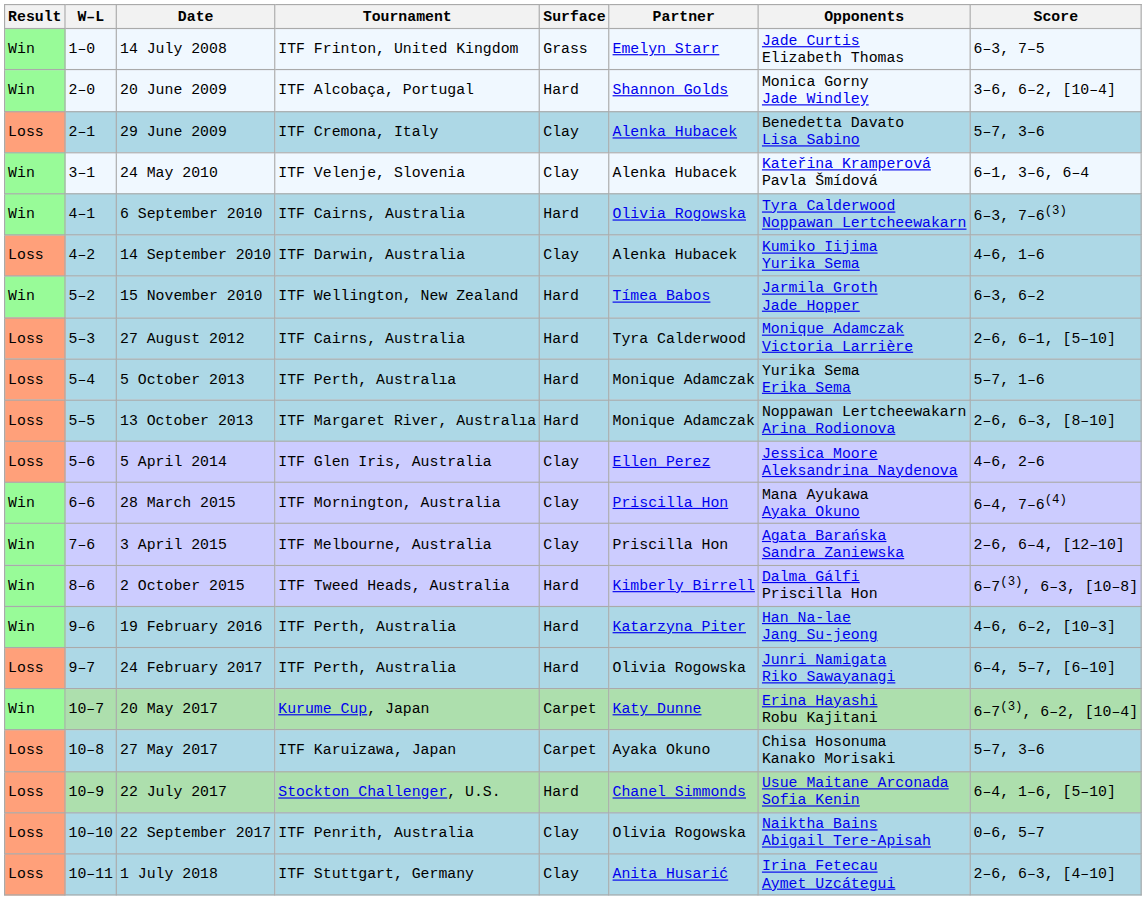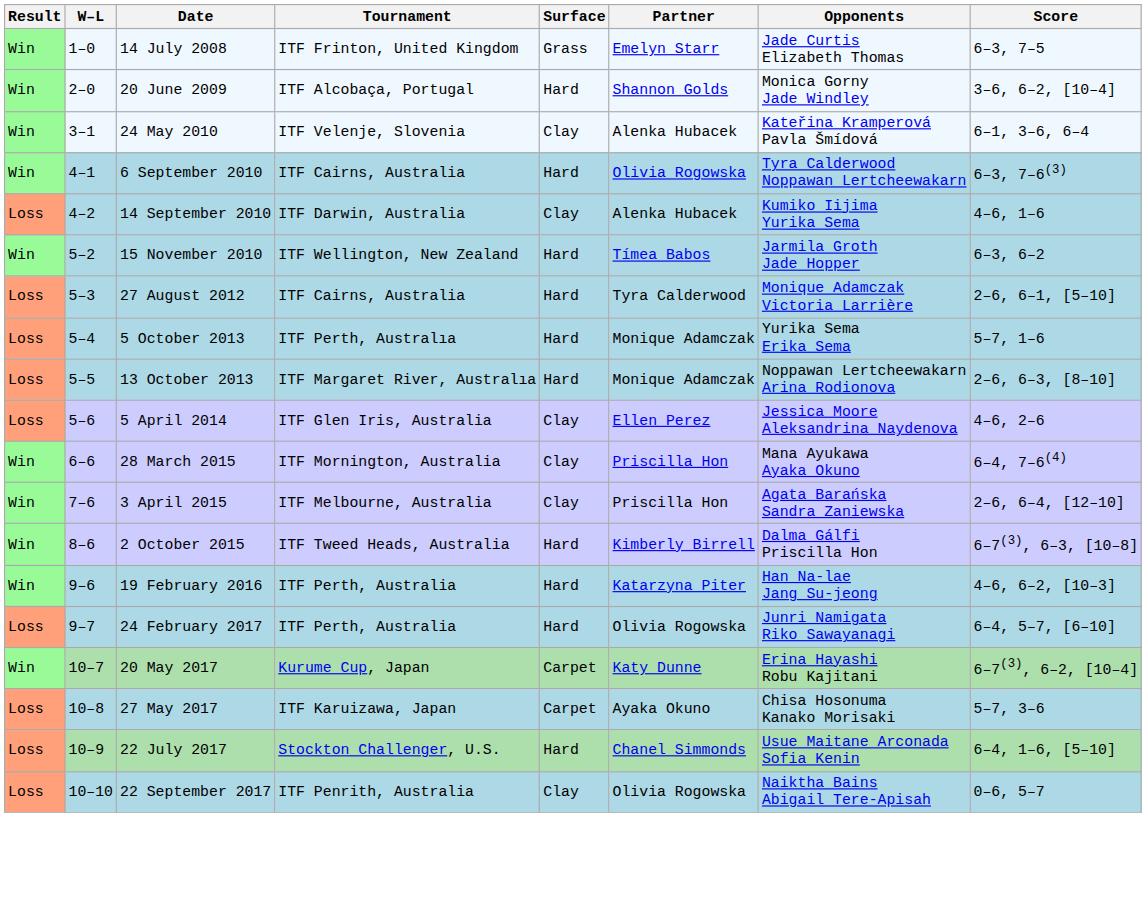- row: (173, 132)
- row: (169, 874)
